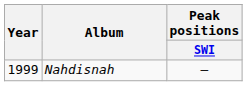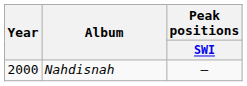(23, 70) 1999 -> (23, 70) 2000
